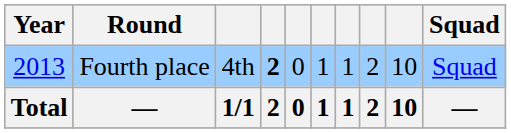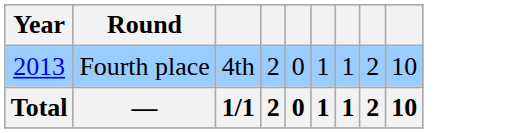- column: (464, 25)
(273, 66) bold -> (273, 66) normal
